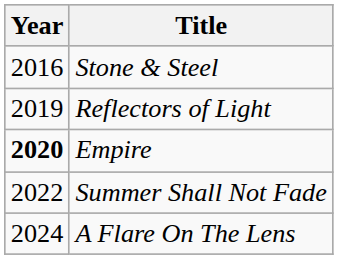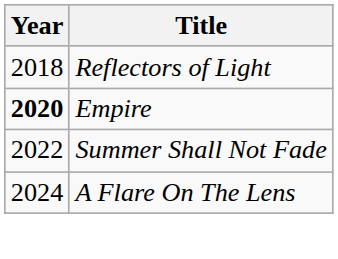- row: (147, 66)
(37, 108) 2019 -> (37, 66) 2018
